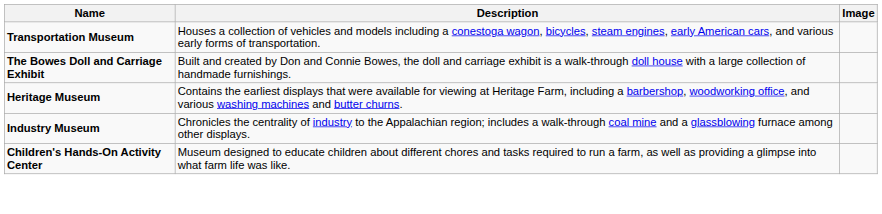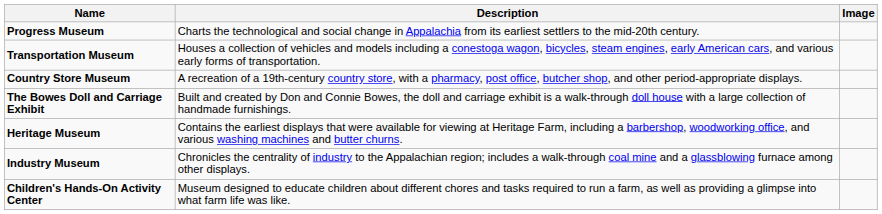+ row: (55, 31)
+ row: (69, 79)
